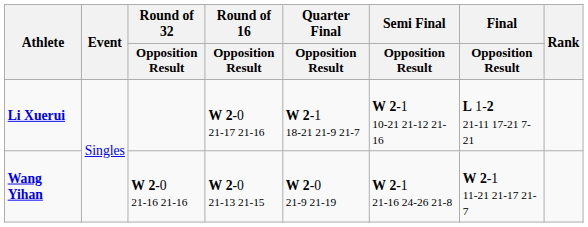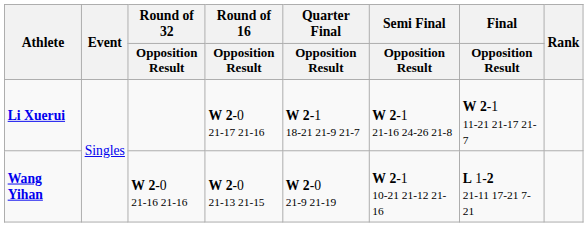(409, 123) W 2-1 10-21 21-12 21-16 -> (412, 123) W 2-1 21-16 24-26 21-8
(497, 123) L 1-2 21-11 17-21 7-21 -> (500, 123) W 2-1 11-21 21-17 21-7
(412, 194) W 2-1 21-16 24-26 21-8 -> (409, 194) W 2-1 10-21 21-12 21-16
(500, 194) W 2-1 11-21 21-17 21-7 -> (497, 194) L 1-2 21-11 17-21 7-21
